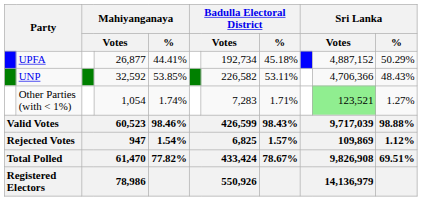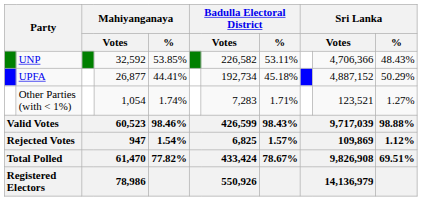rows swapped: (30, 77) <-> (32, 59)
(356, 100) lightgreen background -> (356, 100) no background
